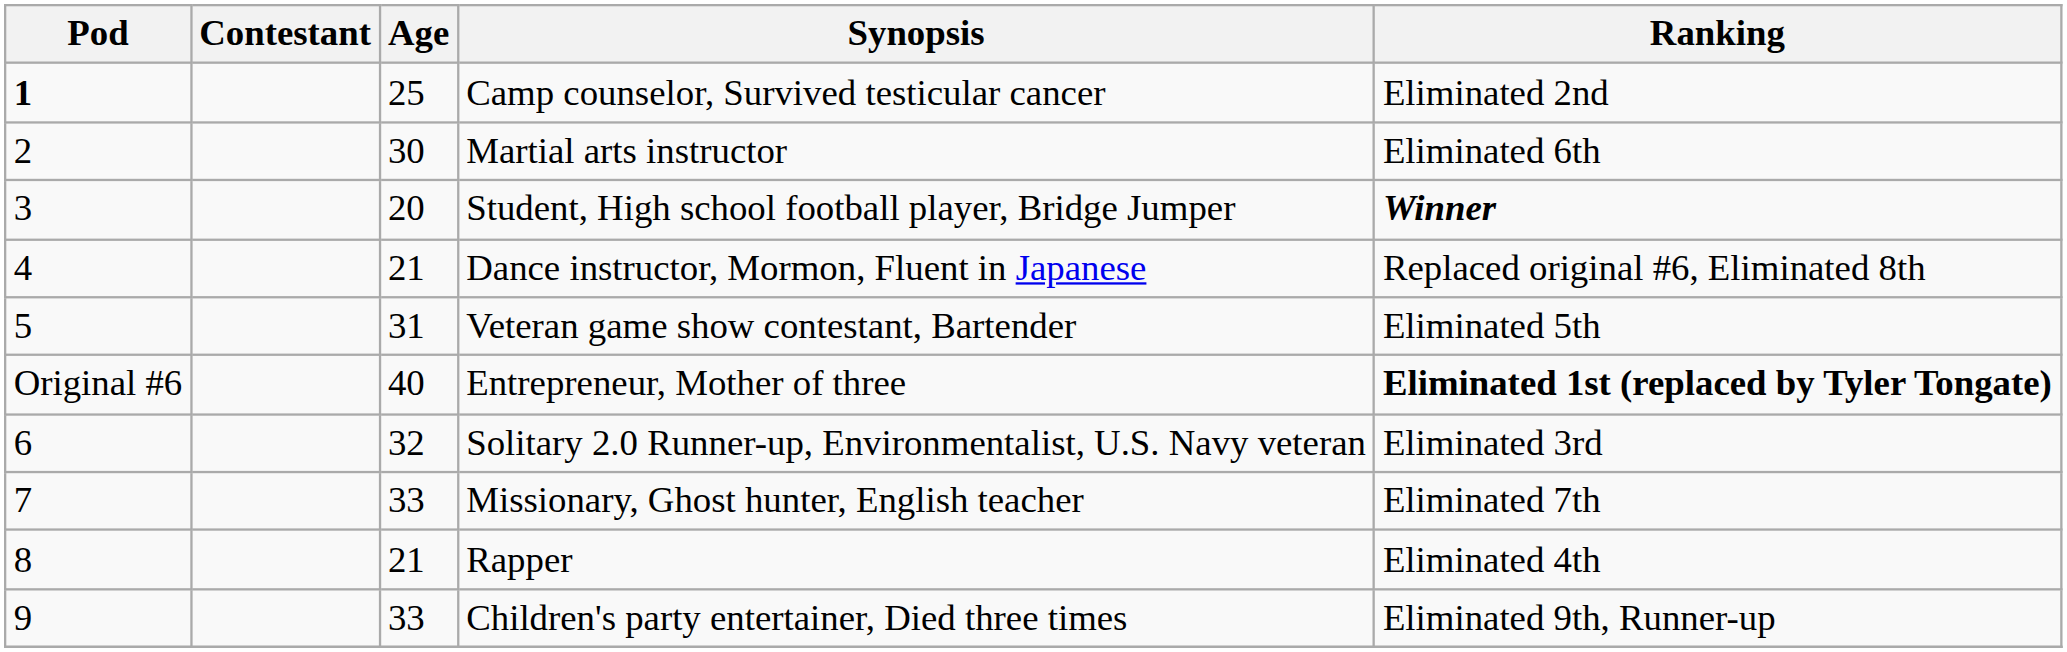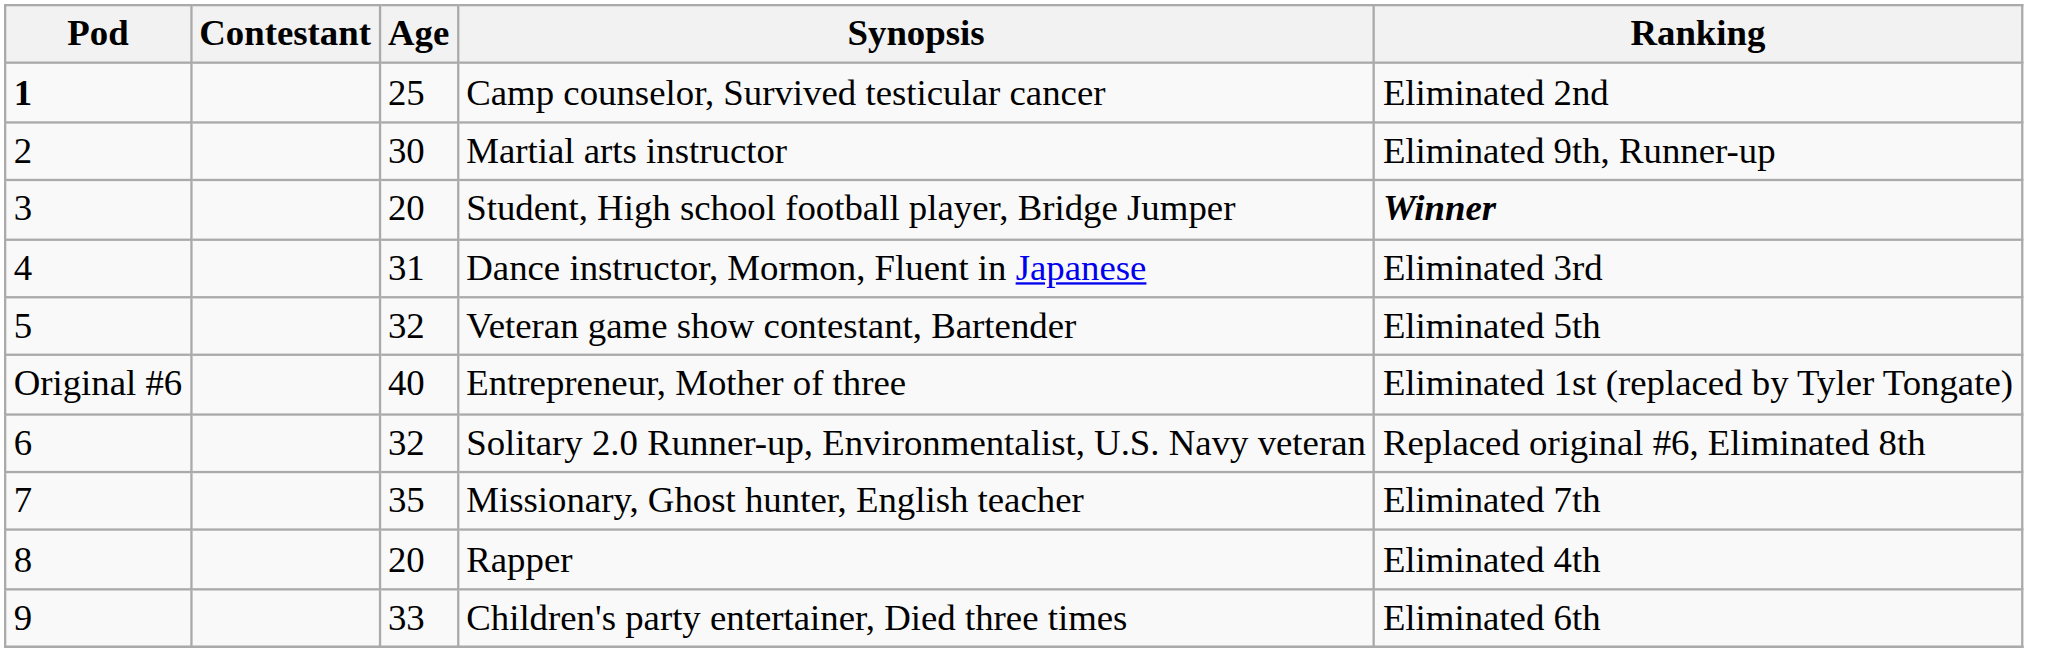(1492, 150) Eliminated 6th -> (1579, 150) Eliminated 9th, Runner-up
(406, 267) 21 -> (406, 267) 31
(1654, 267) Replaced original #6, Eliminated 8th -> (1493, 267) Eliminated 3rd
(406, 325) 31 -> (406, 325) 32
(1717, 383) bold -> (1698, 383) normal
(1493, 442) Eliminated 3rd -> (1654, 442) Replaced original #6, Eliminated 8th
(406, 500) 33 -> (406, 500) 35
(406, 558) 21 -> (406, 558) 20
(1579, 617) Eliminated 9th, Runner-up -> (1492, 617) Eliminated 6th
